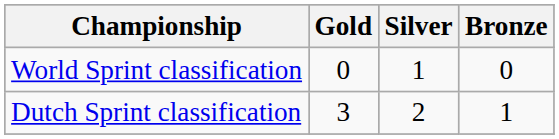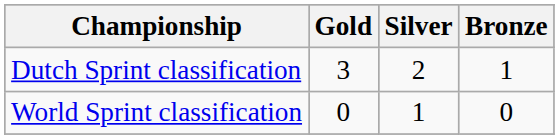rows swapped: (157, 69) <-> (156, 112)
